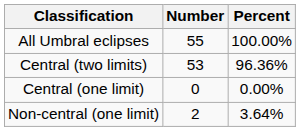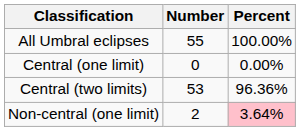rows swapped: (84, 65) <-> (84, 89)
(262, 114) no background -> (262, 114) pink background
